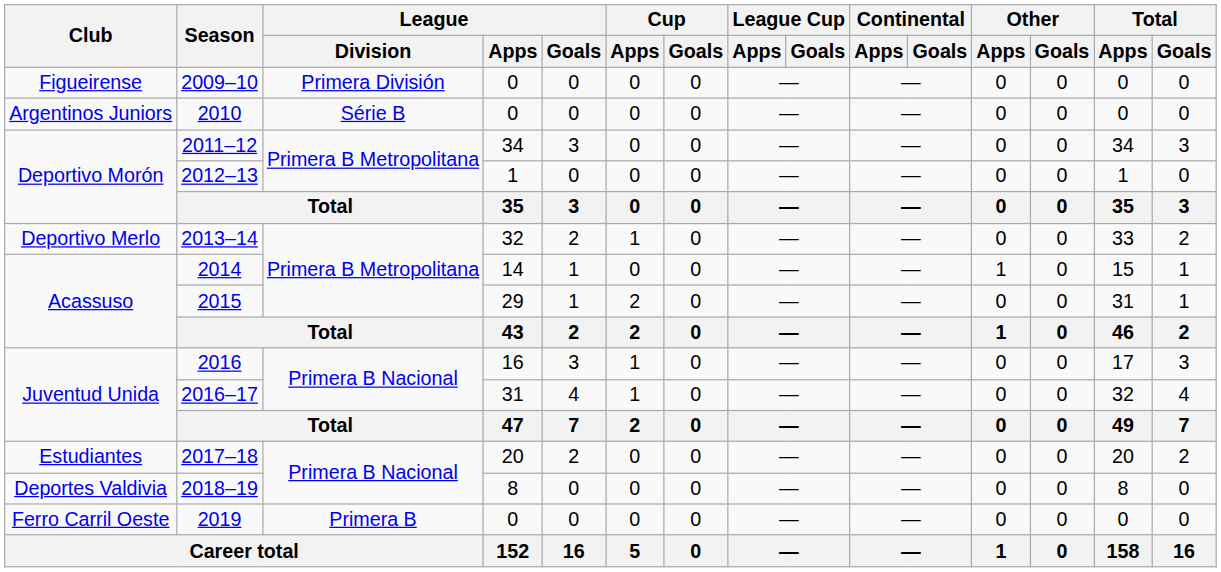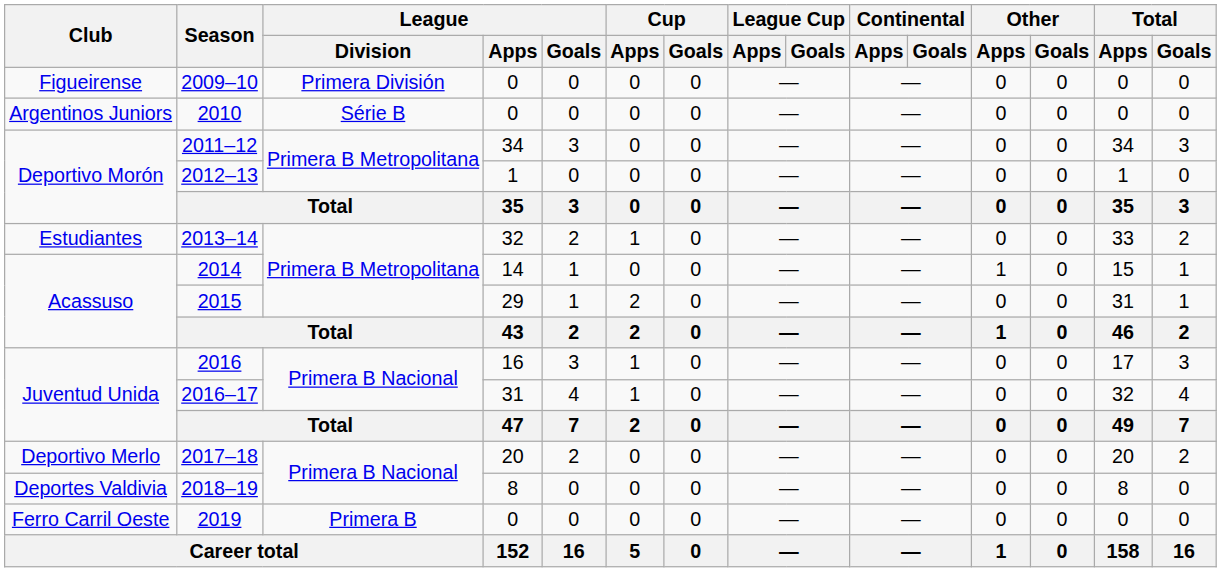(91, 238) Deportivo Merlo -> (91, 238) Estudiantes
(91, 457) Estudiantes -> (91, 457) Deportivo Merlo
